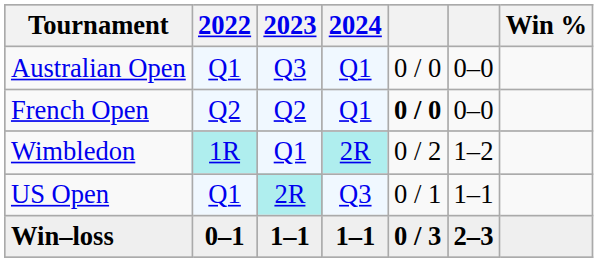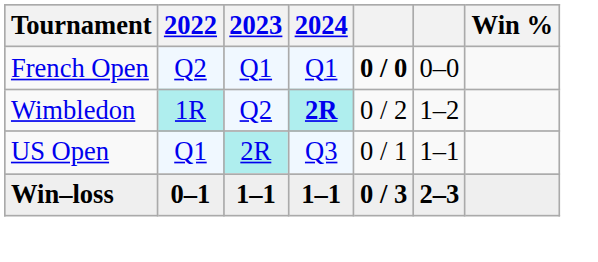- row: (98, 67)
(290, 109) Q2 -> (256, 67) Q1
(290, 151) Q1 -> (256, 109) Q2
(355, 151) normal -> (321, 109) bold
